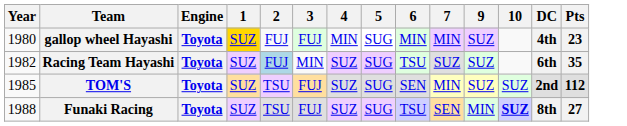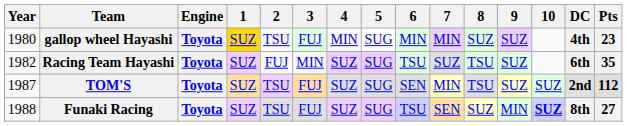+ column: (481, 16)
(276, 39) FUJ -> (276, 39) TSU
(276, 63) lightblue background -> (276, 63) no background
(22, 86) 1985 -> (22, 86) 1987
